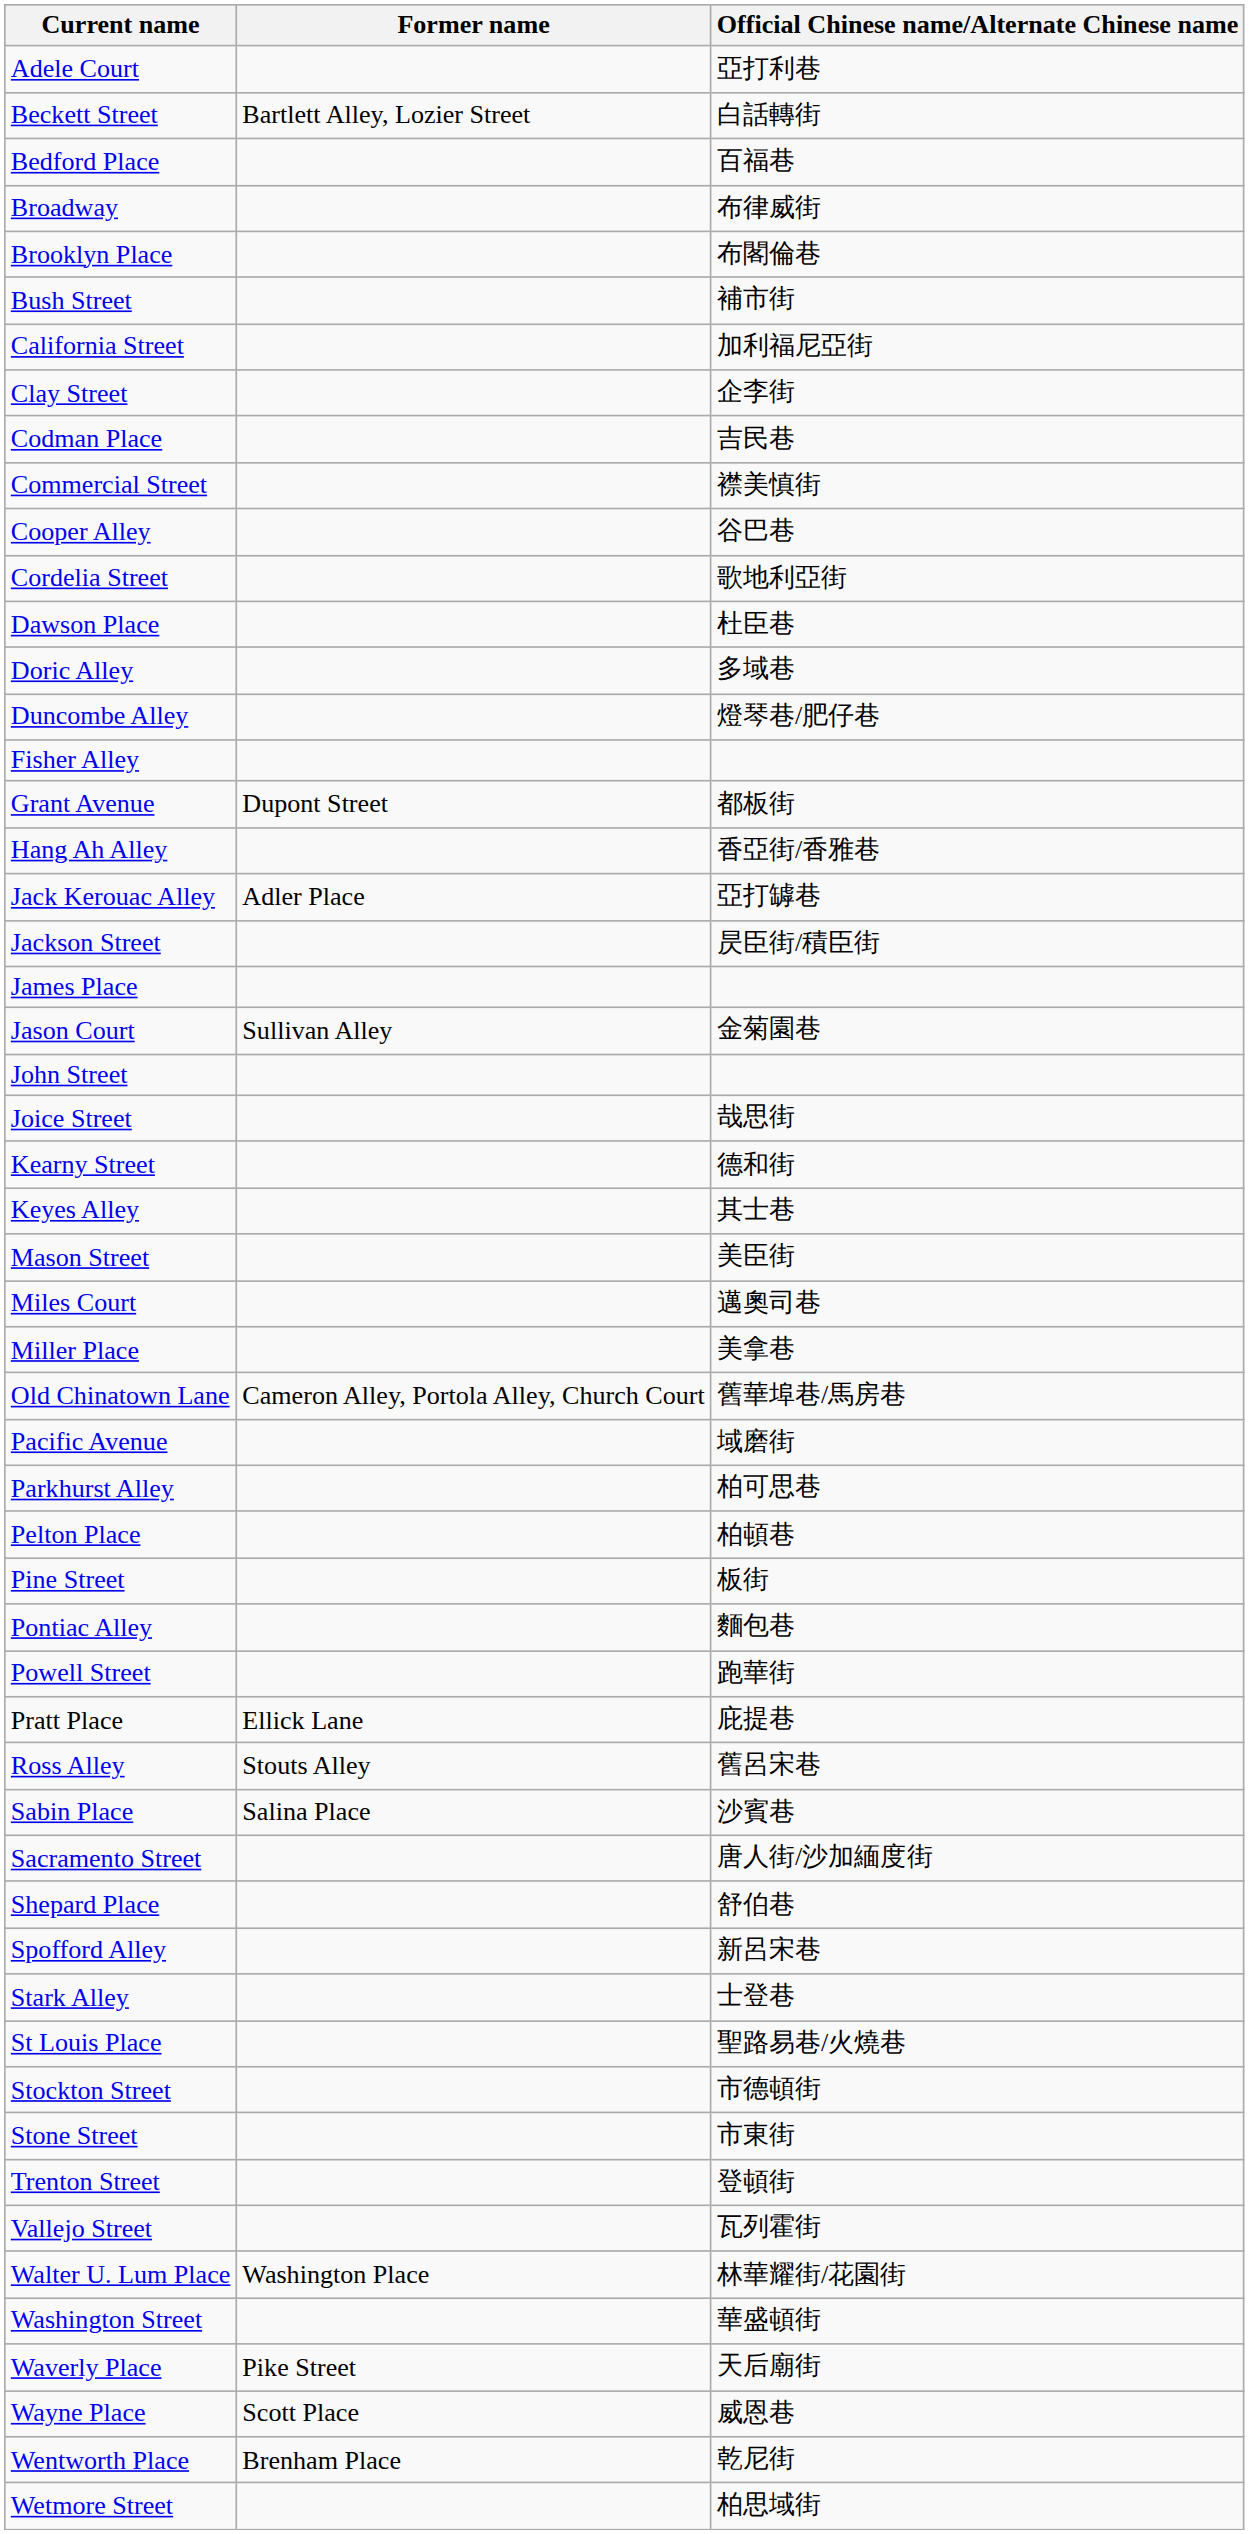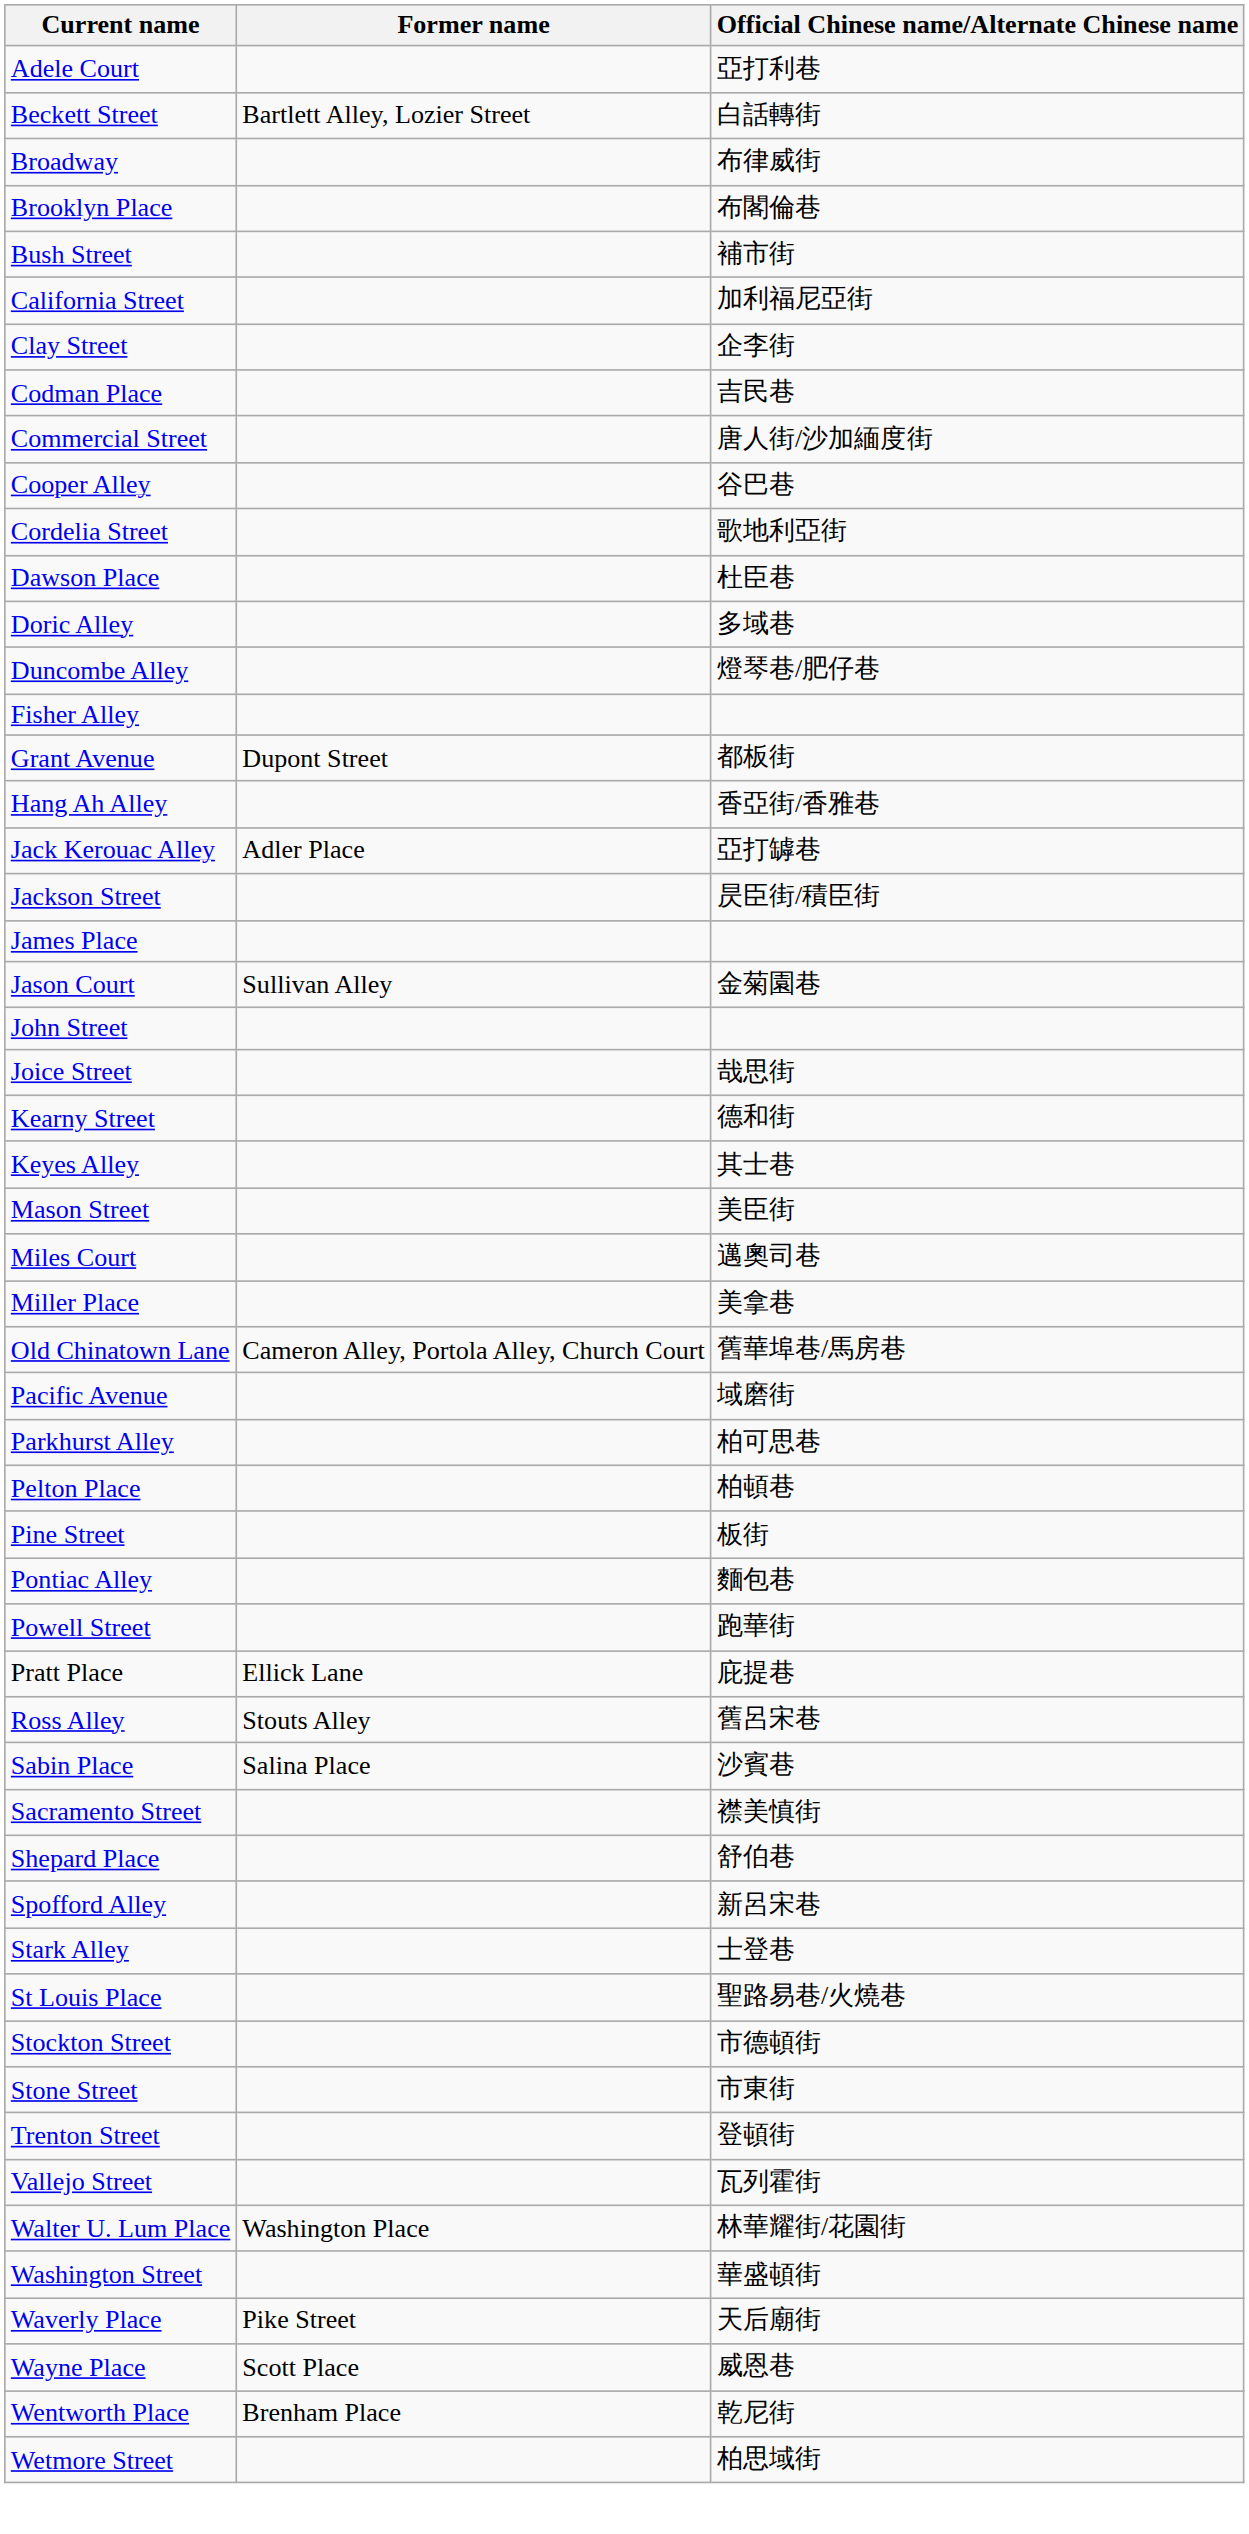- row: (85, 161)
(769, 484) 襟美慎街 -> (825, 438) 唐人街/沙加緬度街
(825, 1857) 唐人街/沙加緬度街 -> (769, 1811) 襟美慎街
